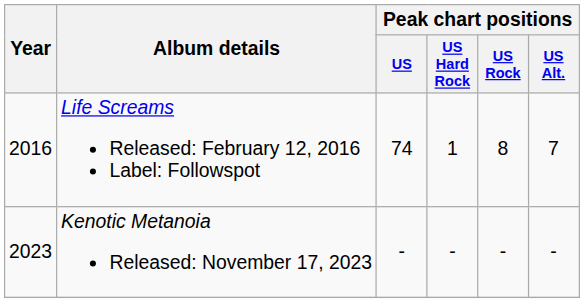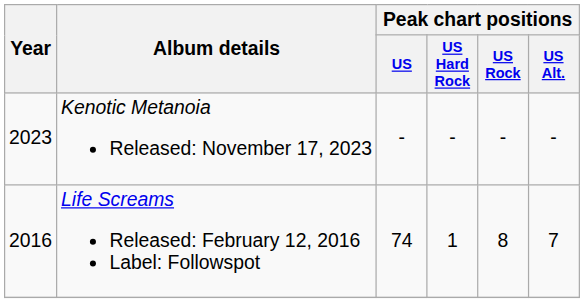rows swapped: (217, 140) <-> (217, 242)
